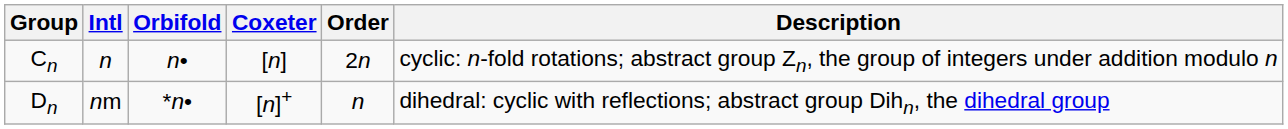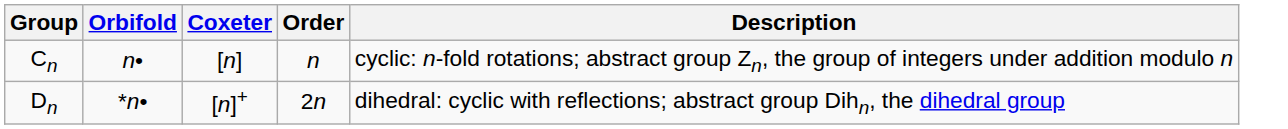- column: (106, 22)
(358, 60) 2n -> (313, 60) n
(358, 102) n -> (313, 102) 2n
